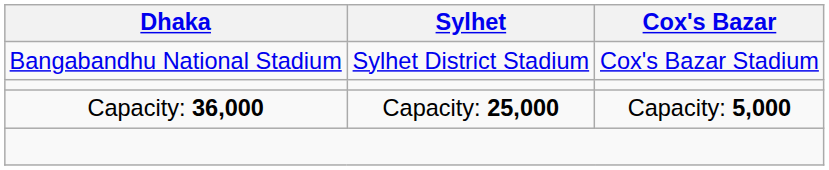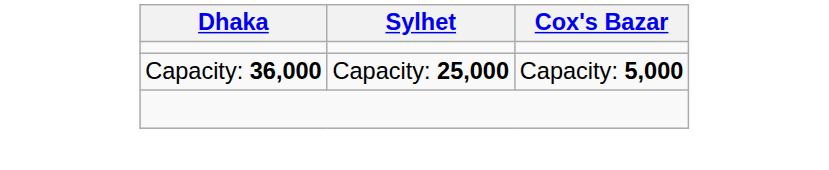- row: (176, 60)
